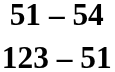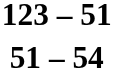rows swapped: (57, 58) <-> (57, 14)
